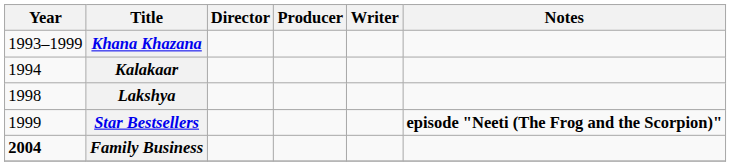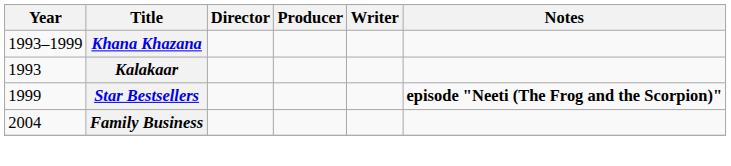(25, 69) 1994 -> (25, 69) 1993
- row: (147, 95)
(25, 148) bold -> (25, 122) normal
